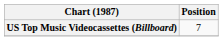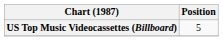(199, 28) 7 -> (199, 28) 5
